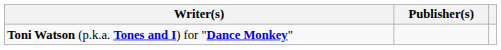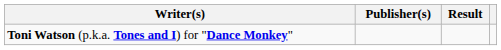+ column: (465, 14)
